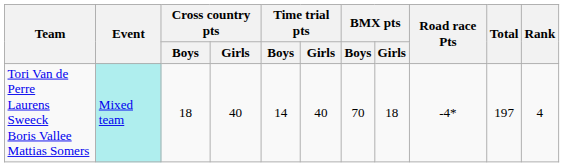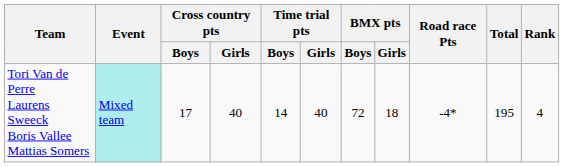(186, 113) 18 -> (186, 113) 17
(358, 113) 70 -> (358, 113) 72
(504, 113) 197 -> (504, 113) 195
